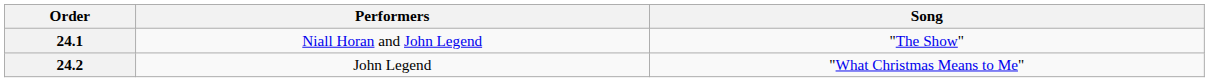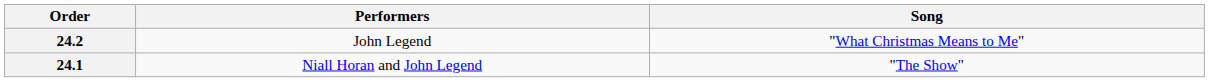rows swapped: (70, 40) <-> (70, 64)
